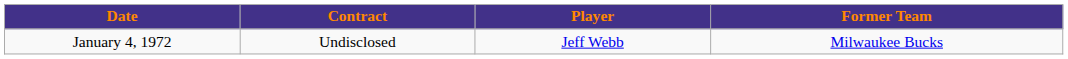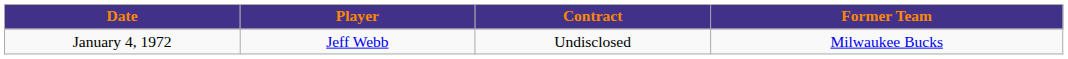columns swapped: (593, 16) <-> (357, 16)
